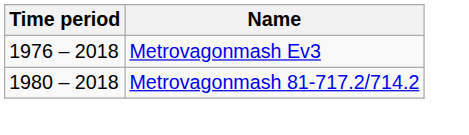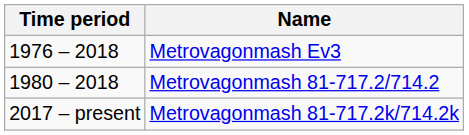+ row: (304, 113)
